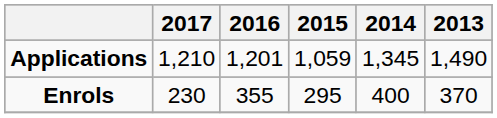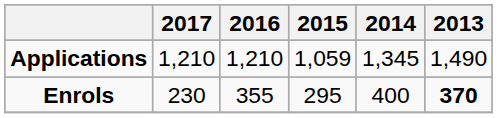(255, 58) 1,201 -> (255, 58) 1,210
(459, 94) normal -> (459, 94) bold
